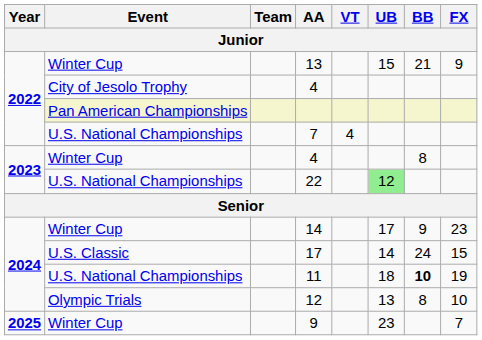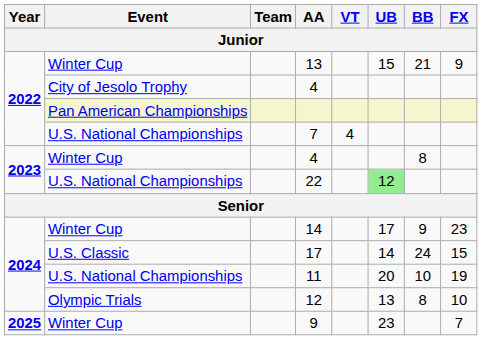(386, 276) 18 -> (386, 276) 20
(423, 276) bold -> (423, 276) normal
